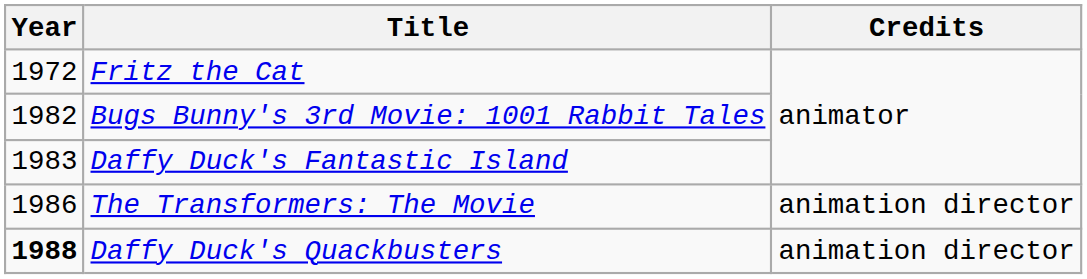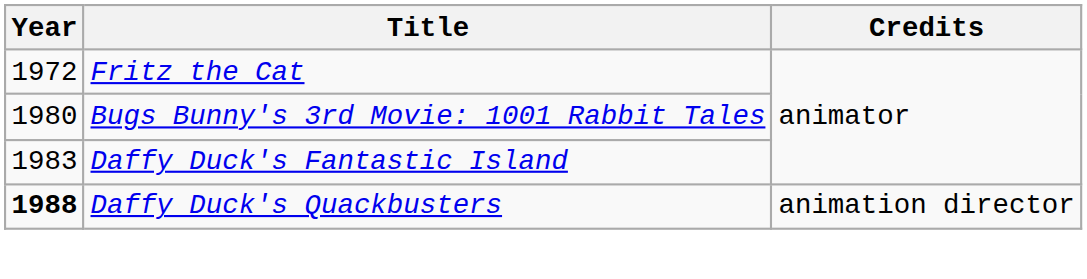(45, 117) 1982 -> (45, 117) 1980
- row: (313, 206)
